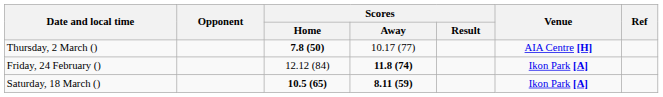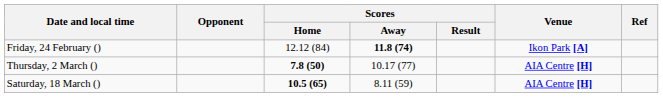rows swapped: (54, 66) <-> (52, 48)
(393, 83) bold -> (393, 83) normal
(558, 83) Ikon Park [A] -> (558, 83) AIA Centre [H]
